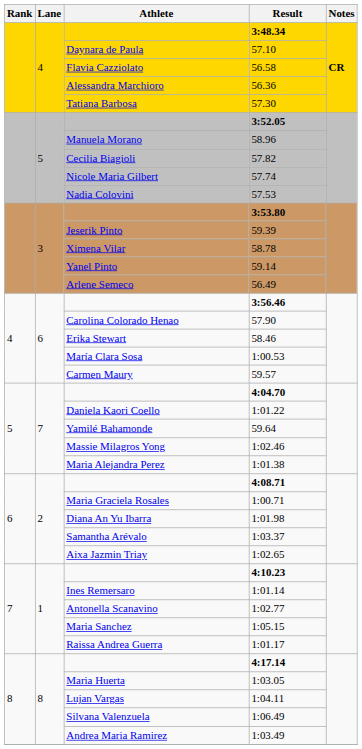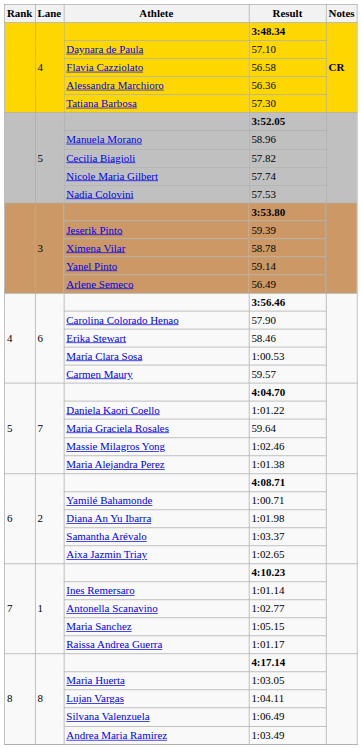(109, 428) Yamilé Bahamonde -> (118, 428) Maria Graciela Rosales
(118, 500) Maria Graciela Rosales -> (109, 500) Yamilé Bahamonde
